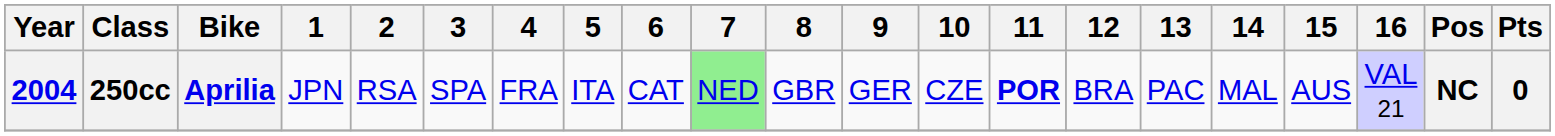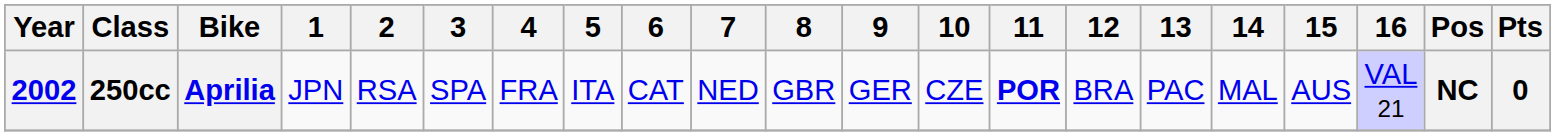(44, 90) 2004 -> (44, 90) 2002
(728, 90) lightgreen background -> (728, 90) no background
